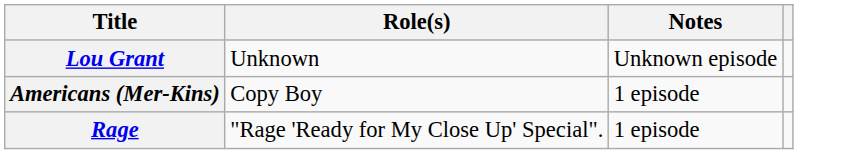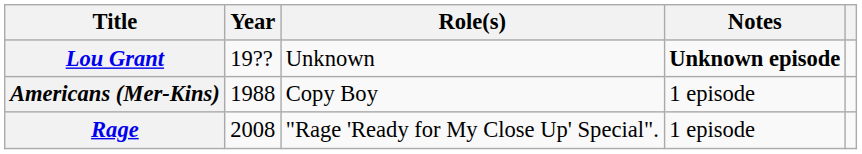+ column: (253, 22)
(695, 58) normal -> (755, 58) bold
